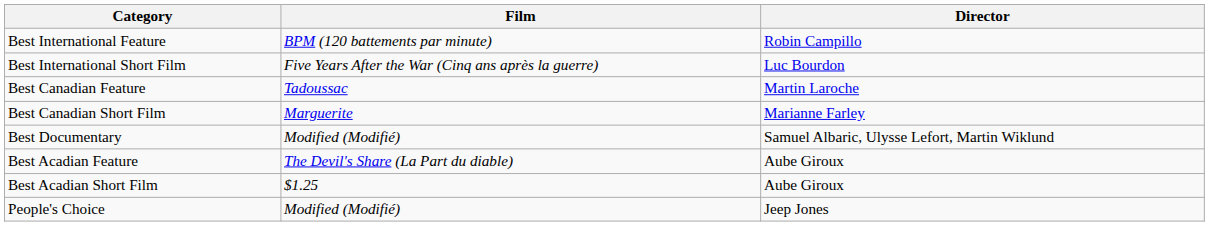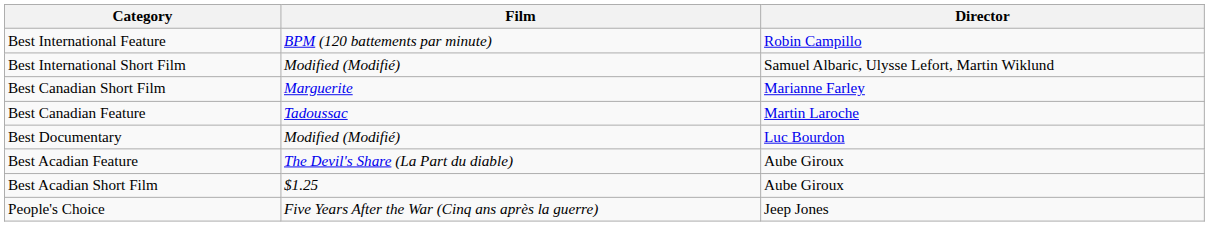(441, 64) Five Years After the War (Cinq ans après la guerre) -> (342, 64) Modified (Modifié)
(804, 64) Luc Bourdon -> (909, 64) Samuel Albaric, Ulysse Lefort, Martin Wiklund
rows swapped: (77, 88) <-> (87, 112)
(909, 137) Samuel Albaric, Ulysse Lefort, Martin Wiklund -> (804, 137) Luc Bourdon
(342, 209) Modified (Modifié) -> (441, 209) Five Years After the War (Cinq ans après la guerre)
